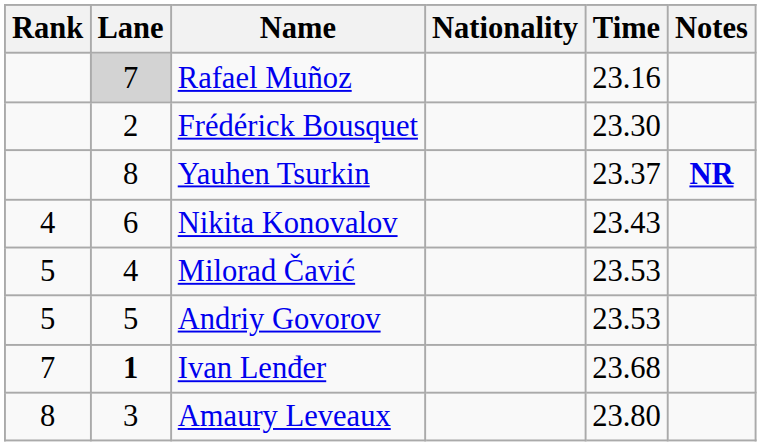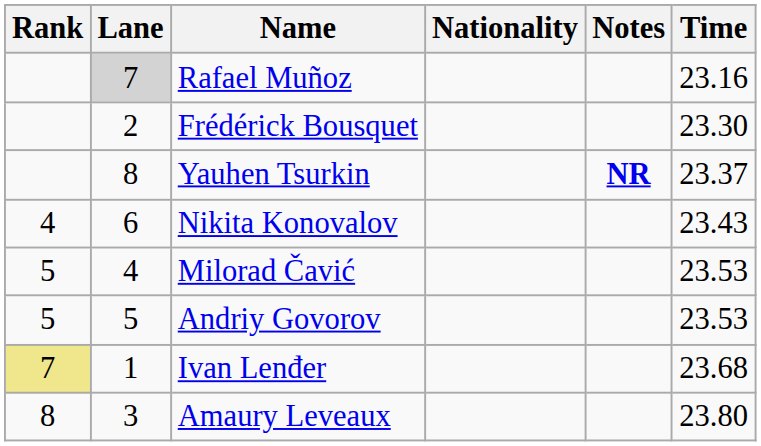columns swapped: (626, 28) <-> (711, 28)
(48, 367) no background -> (48, 367) khaki background
(131, 367) bold -> (131, 367) normal
